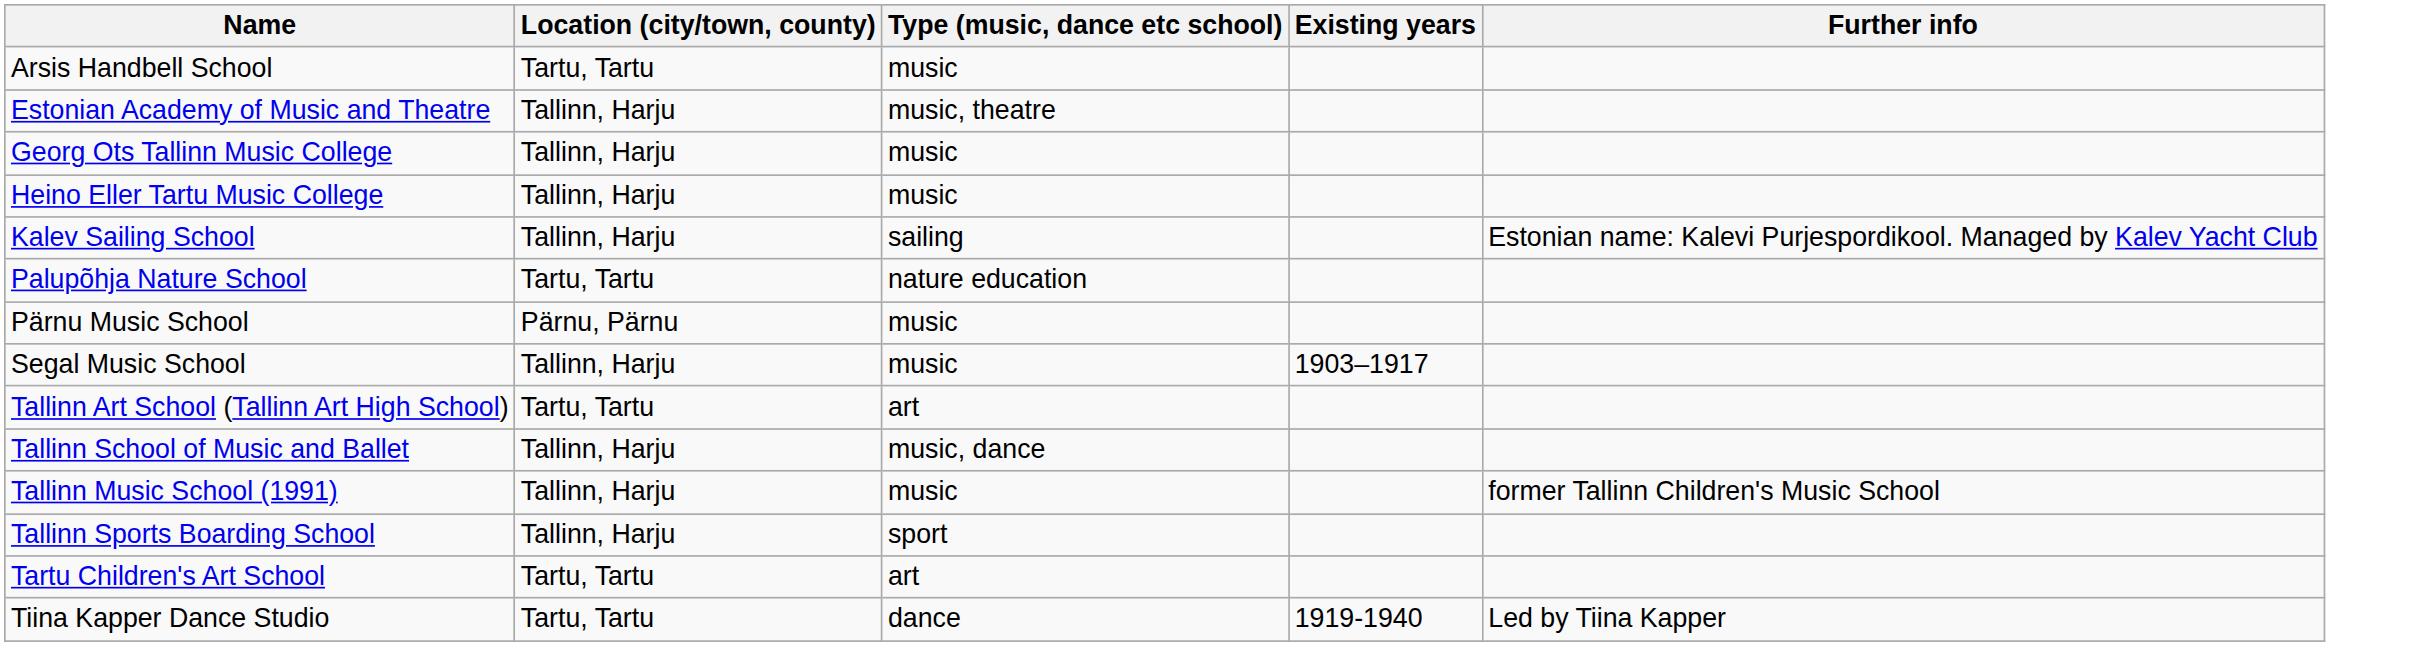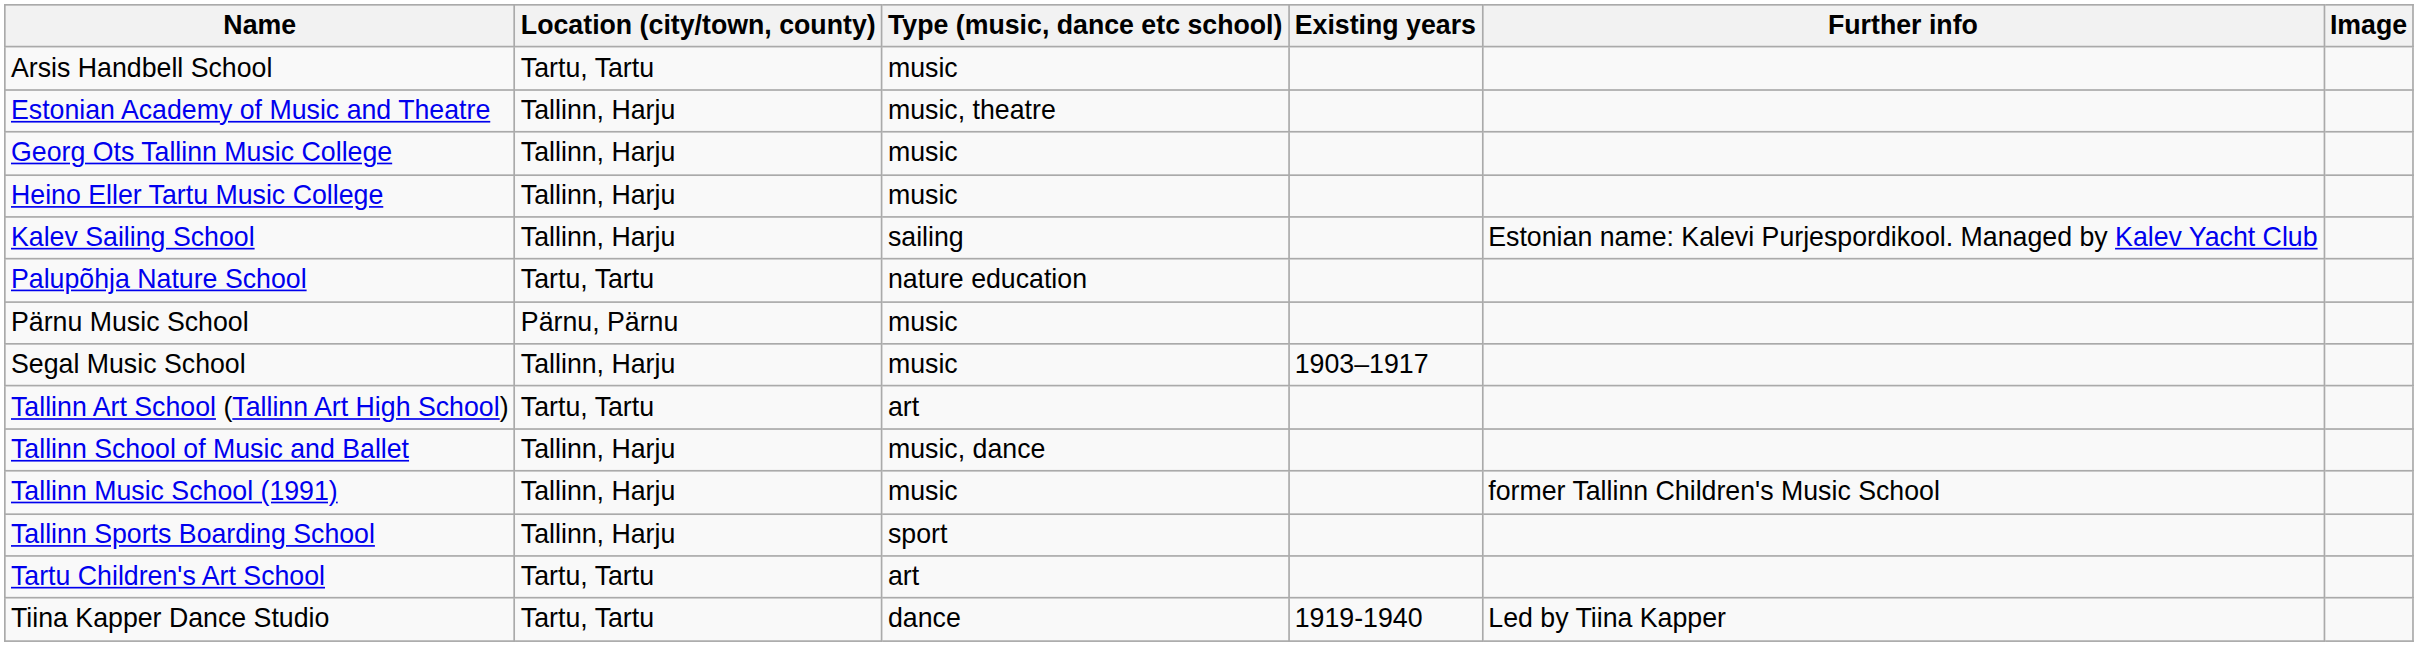+ column: (2369, 25)
